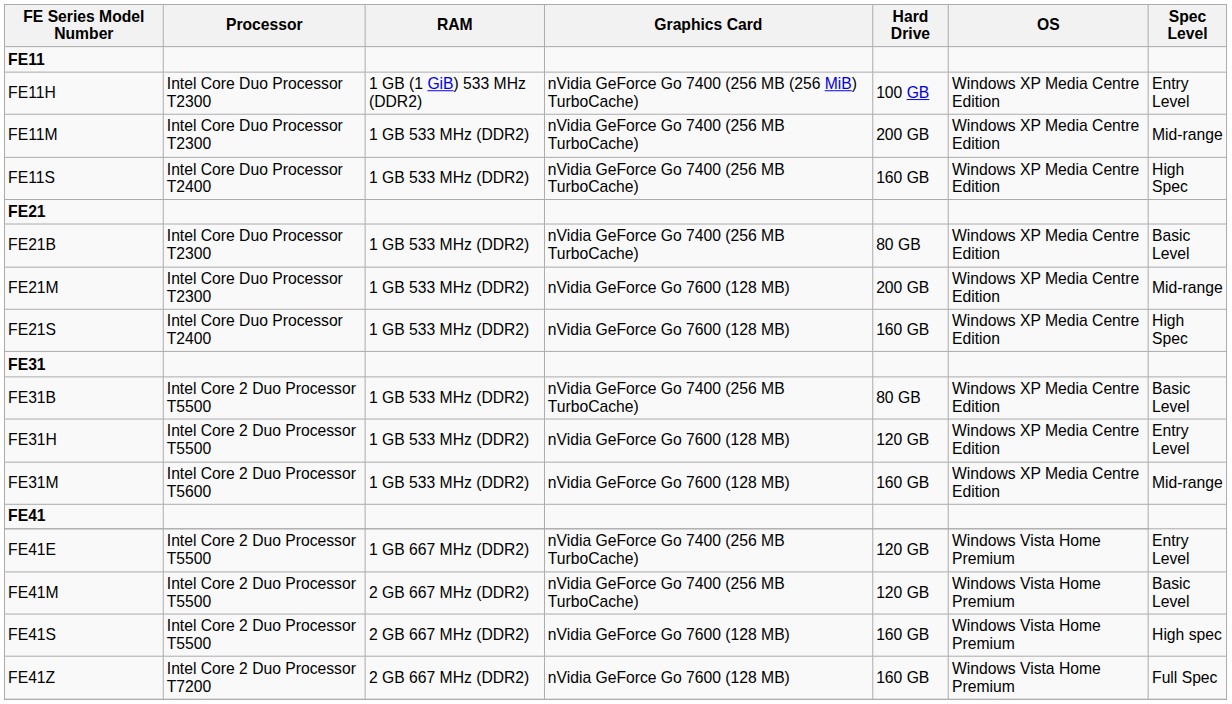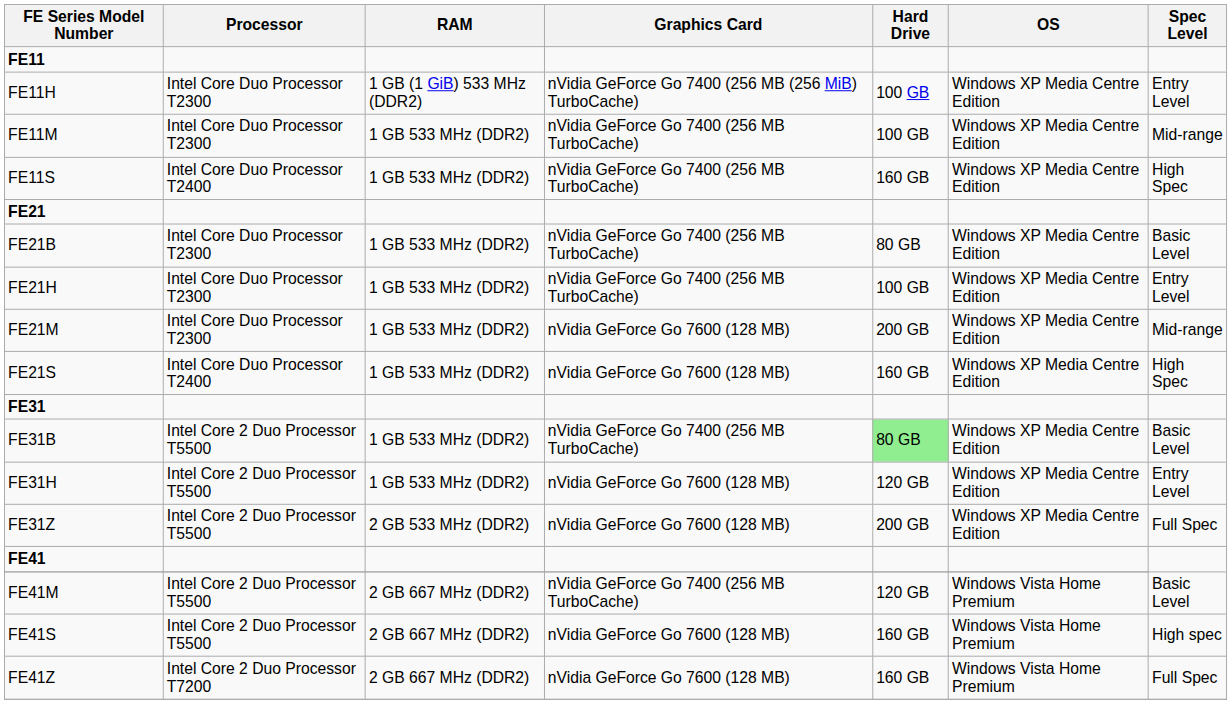(903, 135) 200 GB -> (903, 135) 100 GB
+ row: (33, 288)
(898, 397) no background -> (898, 440) lightgreen background
- row: (33, 482)
+ row: (32, 525)
- row: (32, 550)
